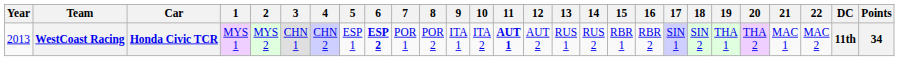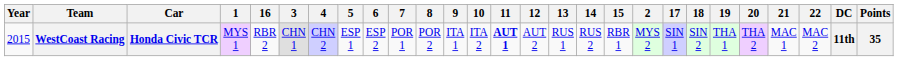columns swapped: (266, 13) <-> (650, 13)
(19, 39) 2013 -> (19, 39) 2015
(378, 39) bold -> (376, 39) normal
(876, 39) 34 -> (875, 39) 35
